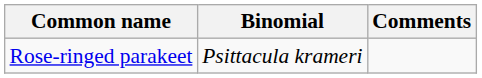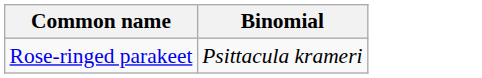- column: (422, 21)
